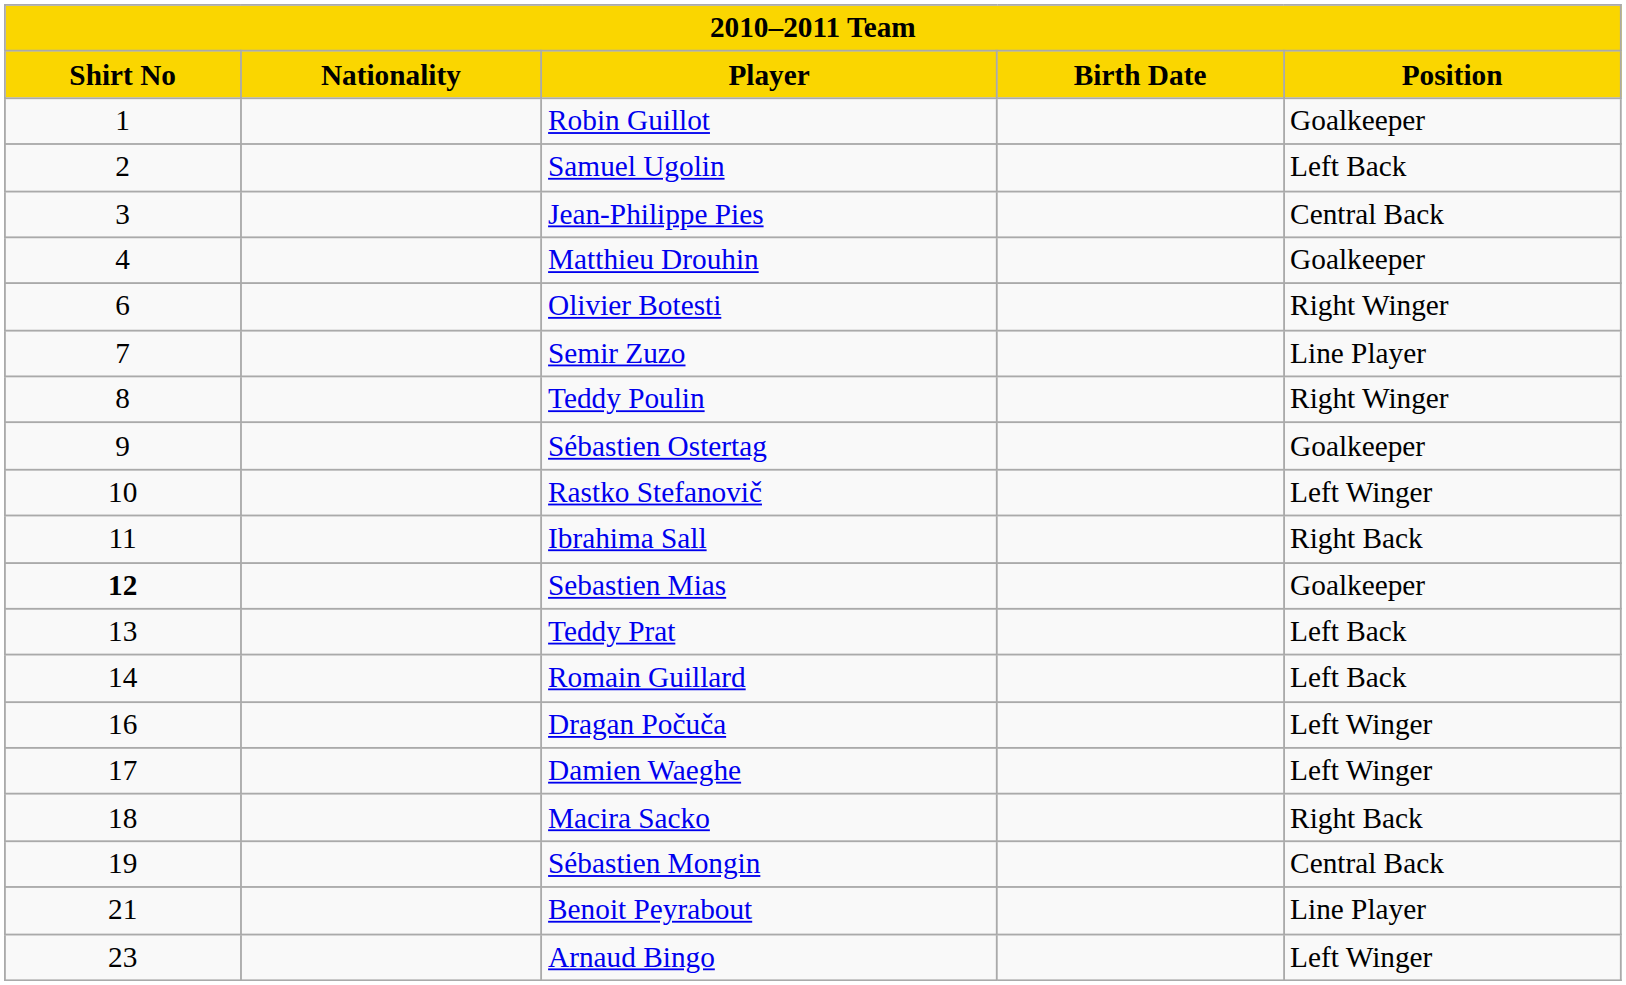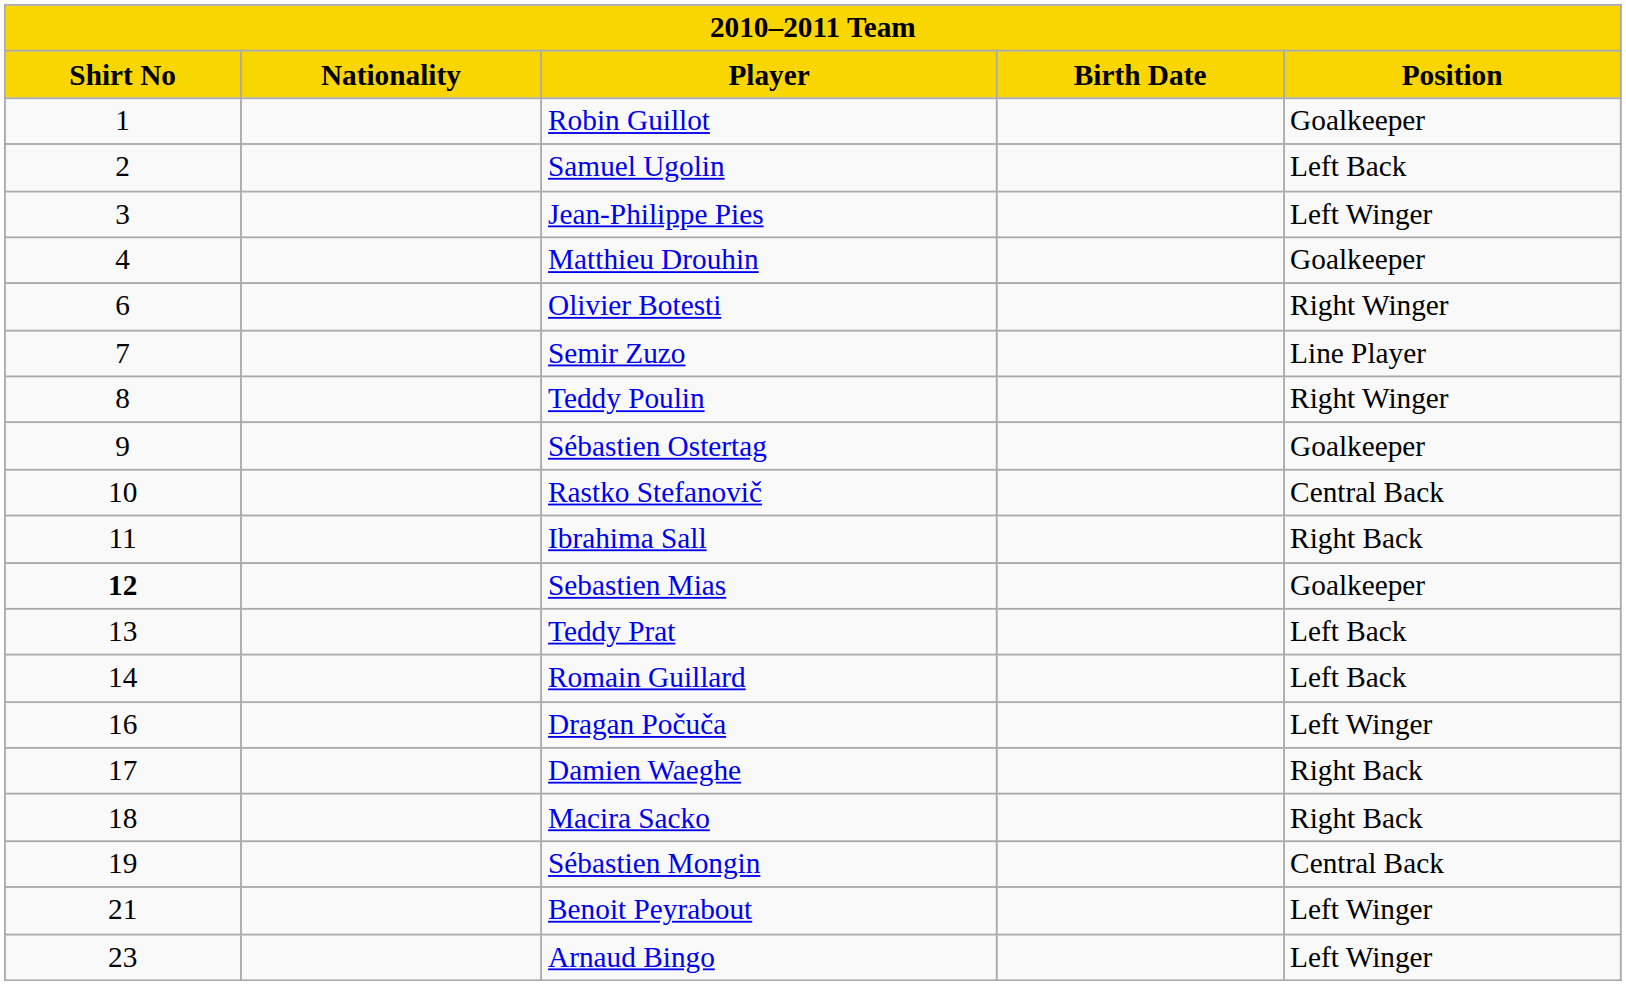(1367, 213) Central Back -> (1361, 213) Left Winger
(1361, 492) Left Winger -> (1367, 492) Central Back
(1361, 770) Left Winger -> (1356, 770) Right Back
(1358, 910) Line Player -> (1361, 910) Left Winger
